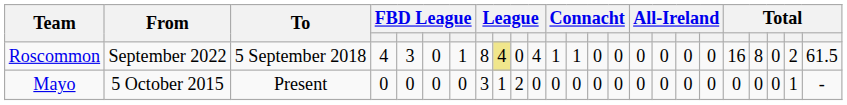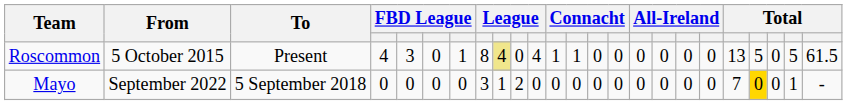(167, 55) September 2022 -> (167, 55) 5 October 2015
(301, 55) 5 September 2018 -> (301, 55) Present
(737, 55) 16 -> (737, 55) 13
(758, 55) 8 -> (758, 55) 5
(793, 55) 2 -> (793, 55) 5
(167, 84) 5 October 2015 -> (167, 84) September 2022
(301, 84) Present -> (301, 84) 5 September 2018
(737, 84) 0 -> (737, 84) 7
(758, 84) no background -> (758, 84) gold background
